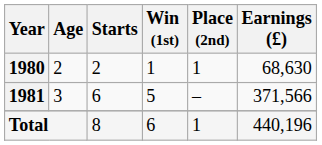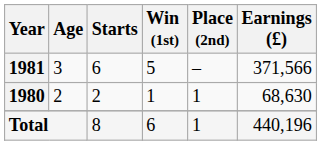rows swapped: (27, 67) <-> (27, 96)
